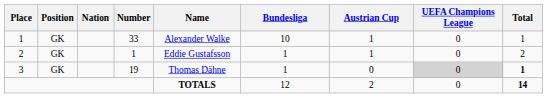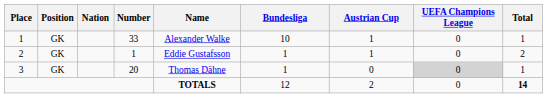(134, 70) 19 -> (134, 70) 20
(523, 70) bold -> (523, 70) normal
